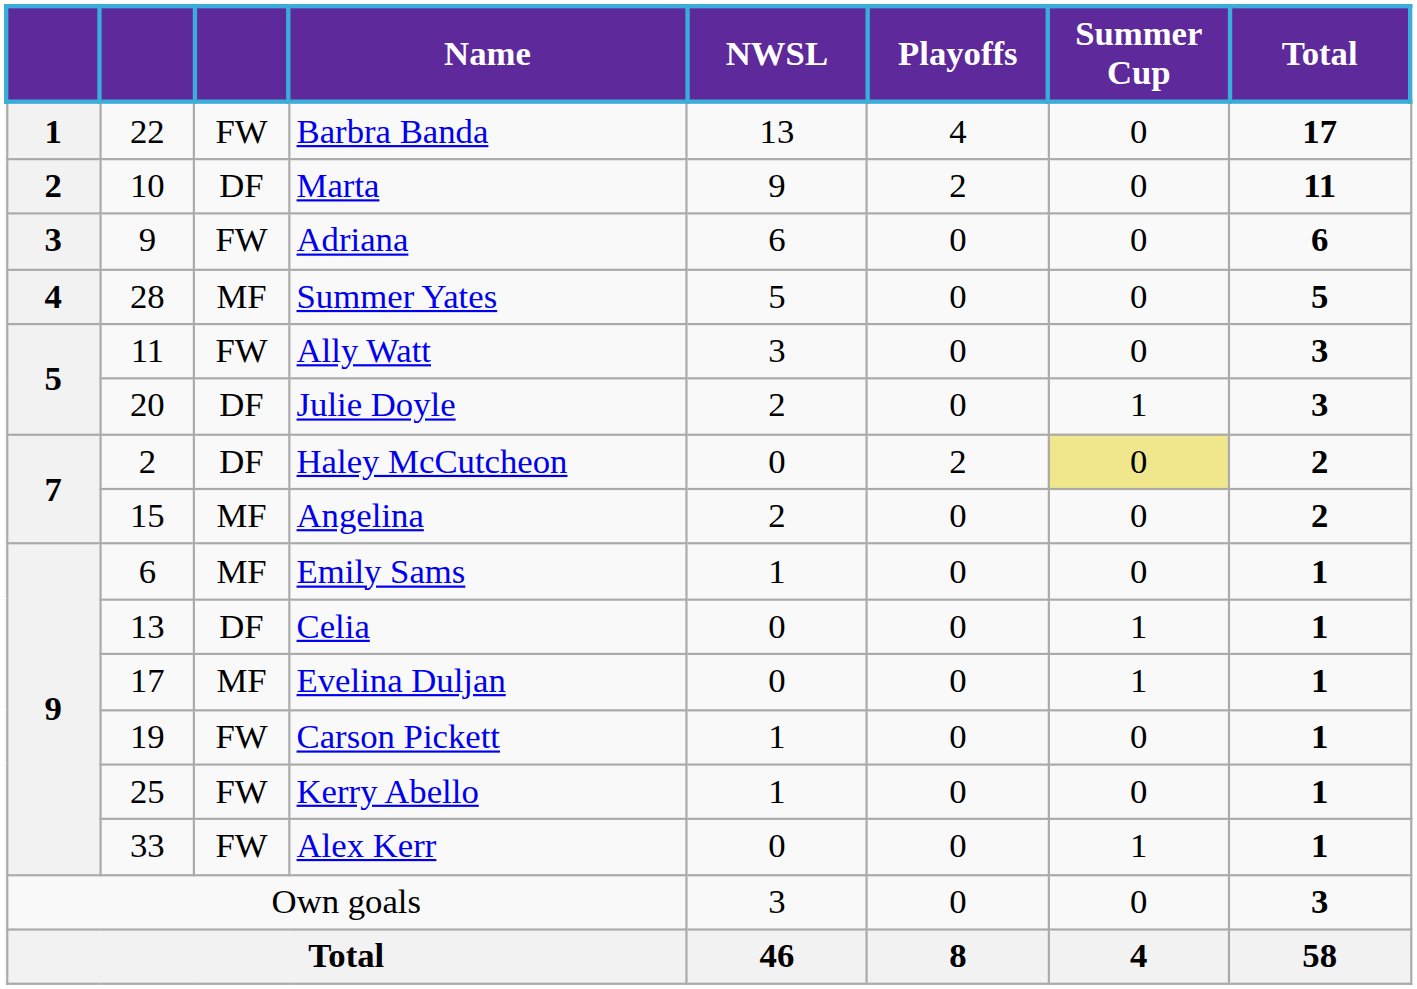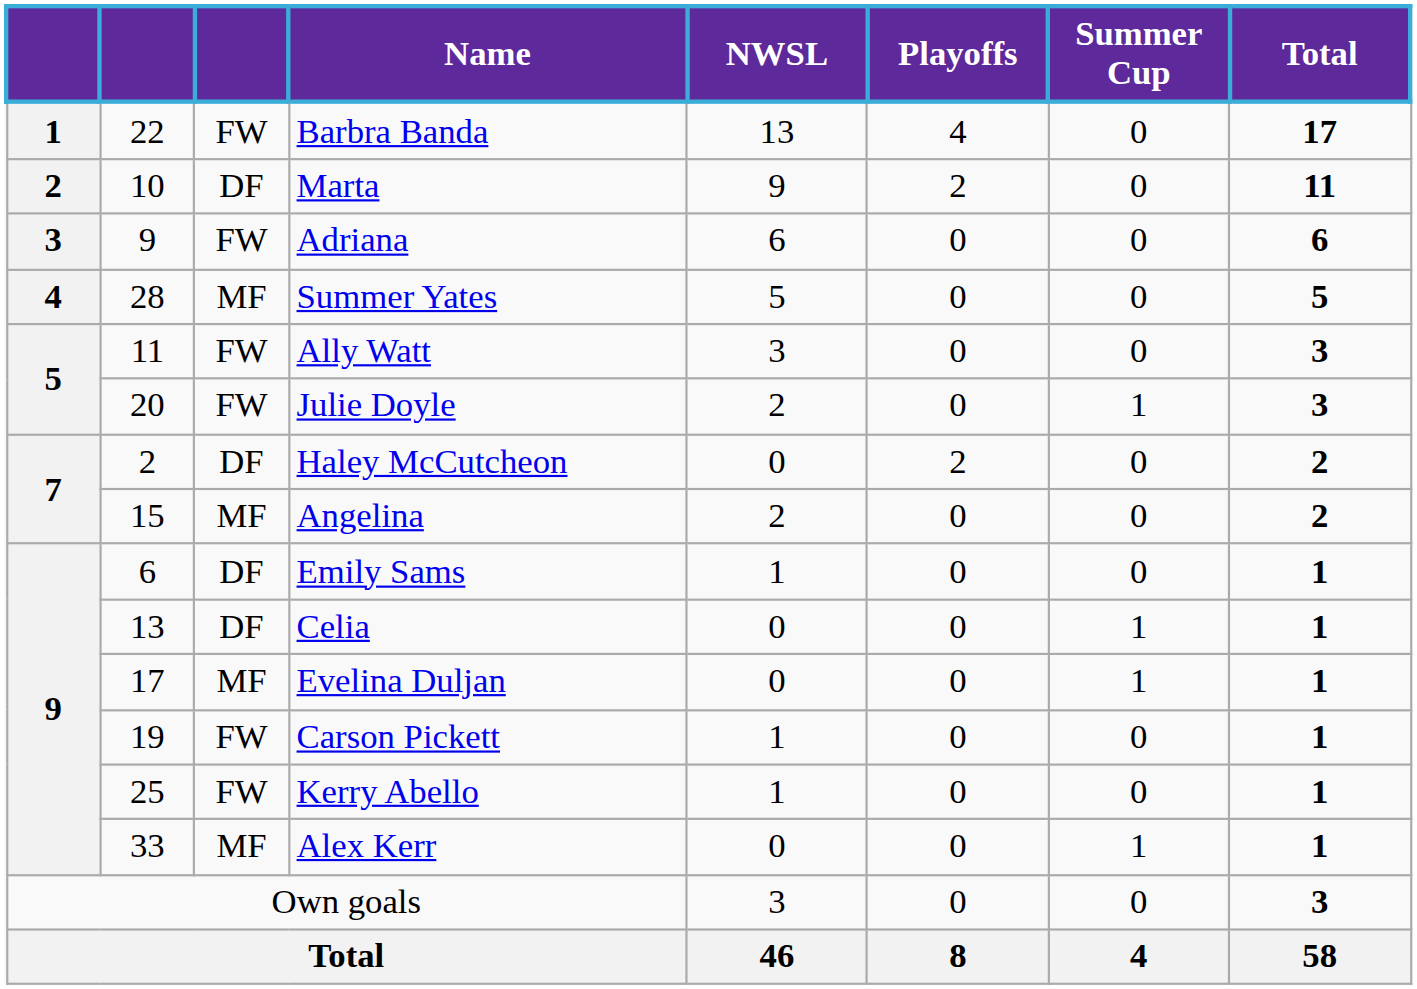(241, 405) DF -> (241, 405) FW
(1139, 460) khaki background -> (1139, 460) no background
(241, 571) MF -> (241, 571) DF
(241, 846) FW -> (241, 846) MF
